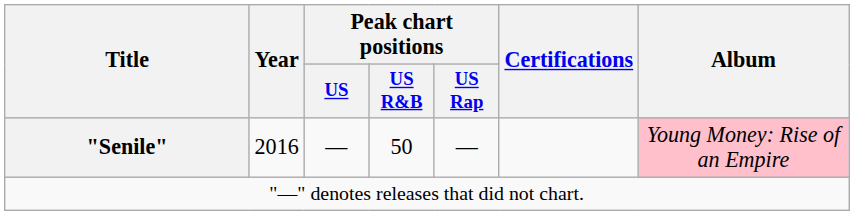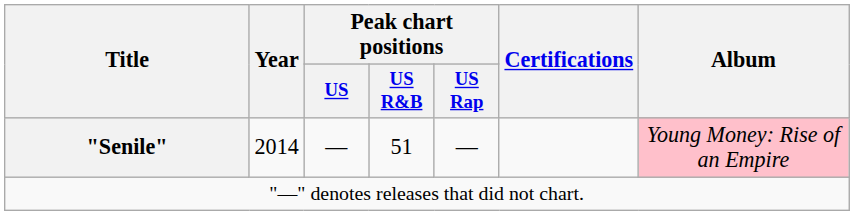(277, 147) 2016 -> (277, 147) 2014
(402, 147) 50 -> (402, 147) 51
